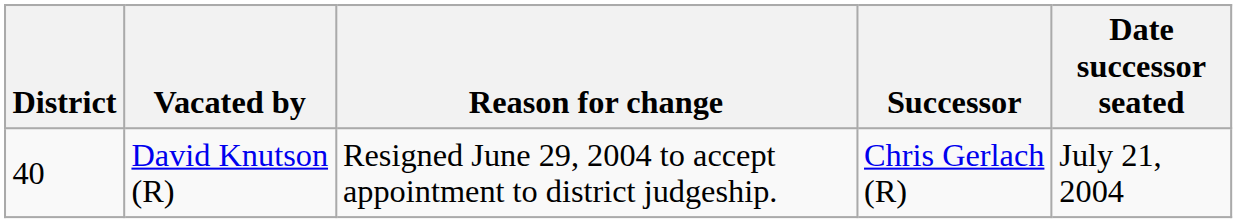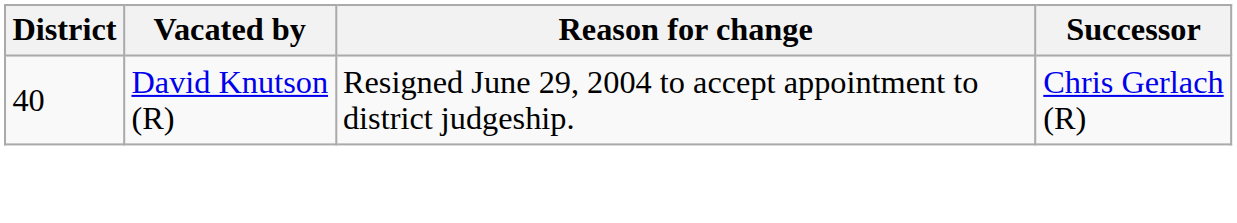- column: (1141, 66)
